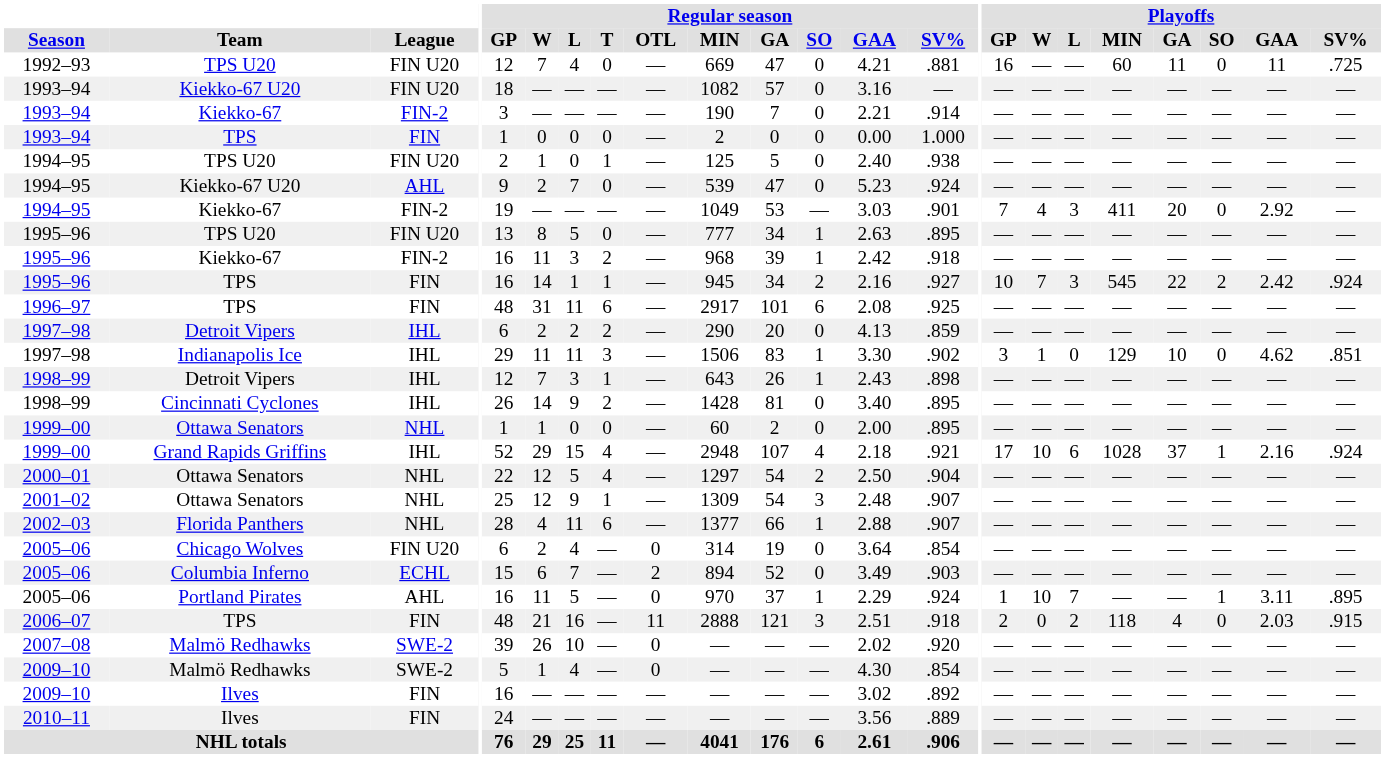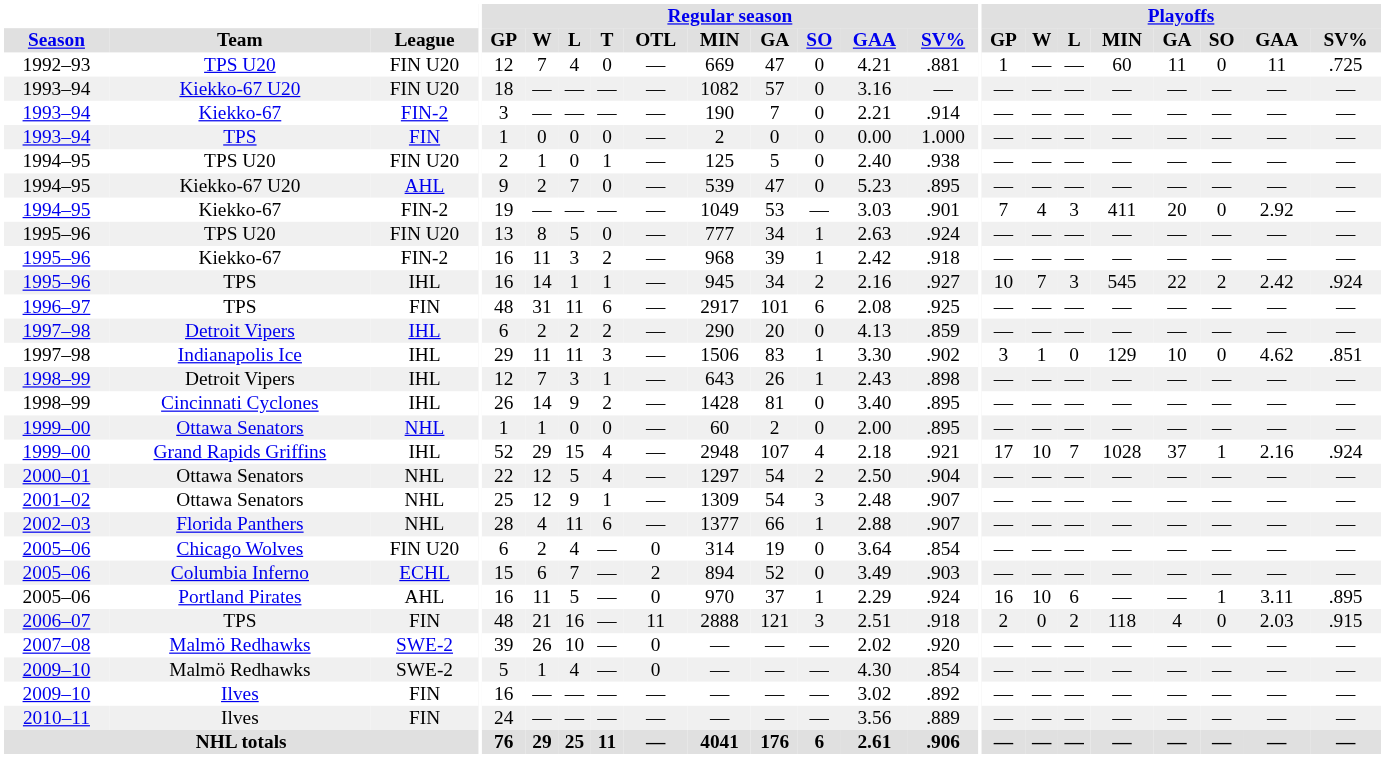(1003, 64) 16 -> (1003, 64) 1
(943, 185) .924 -> (943, 185) .895
(943, 233) .895 -> (943, 233) .924
(425, 282) FIN -> (425, 282) IHL
(1074, 451) 6 -> (1074, 451) 7
(1003, 596) 1 -> (1003, 596) 16
(1074, 596) 7 -> (1074, 596) 6
